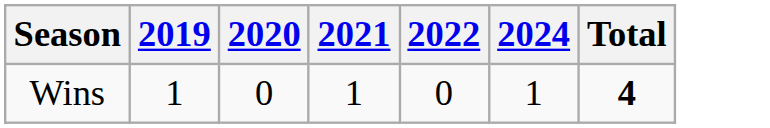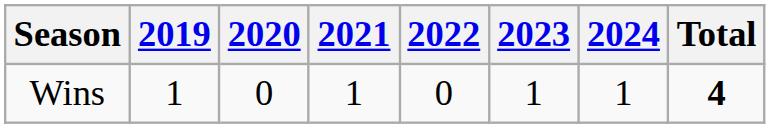+ column: (534, 33)
